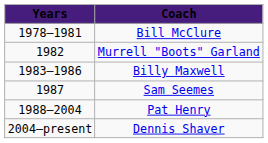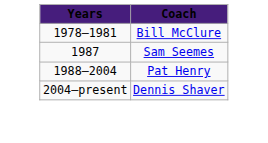- row: (179, 52)
- row: (179, 71)
